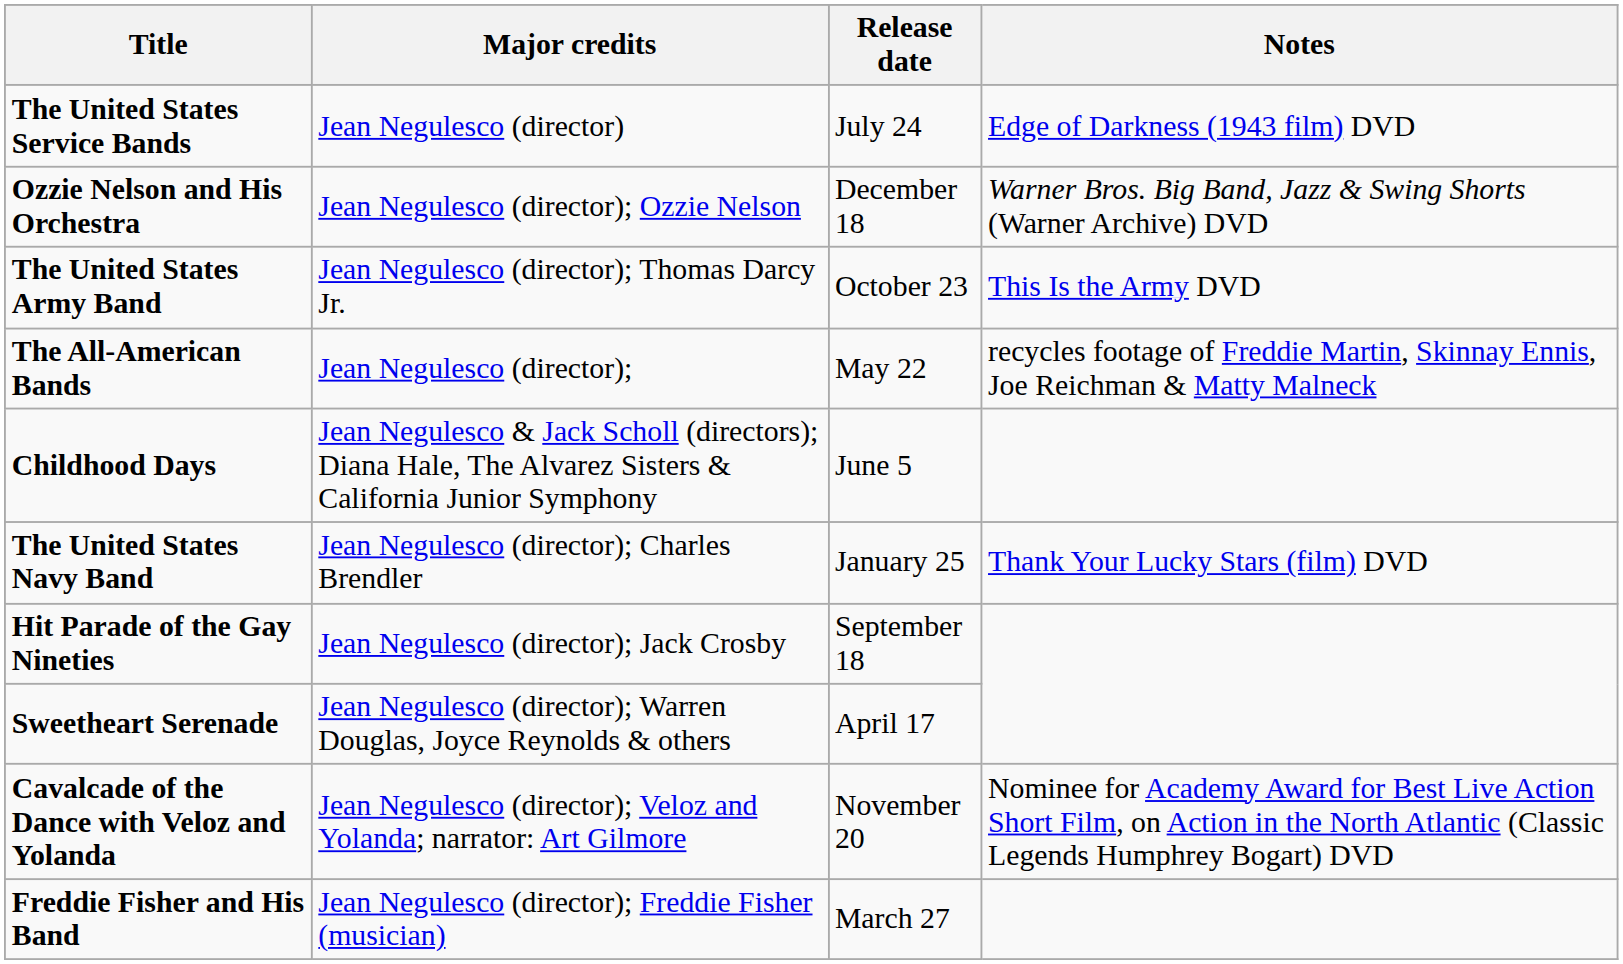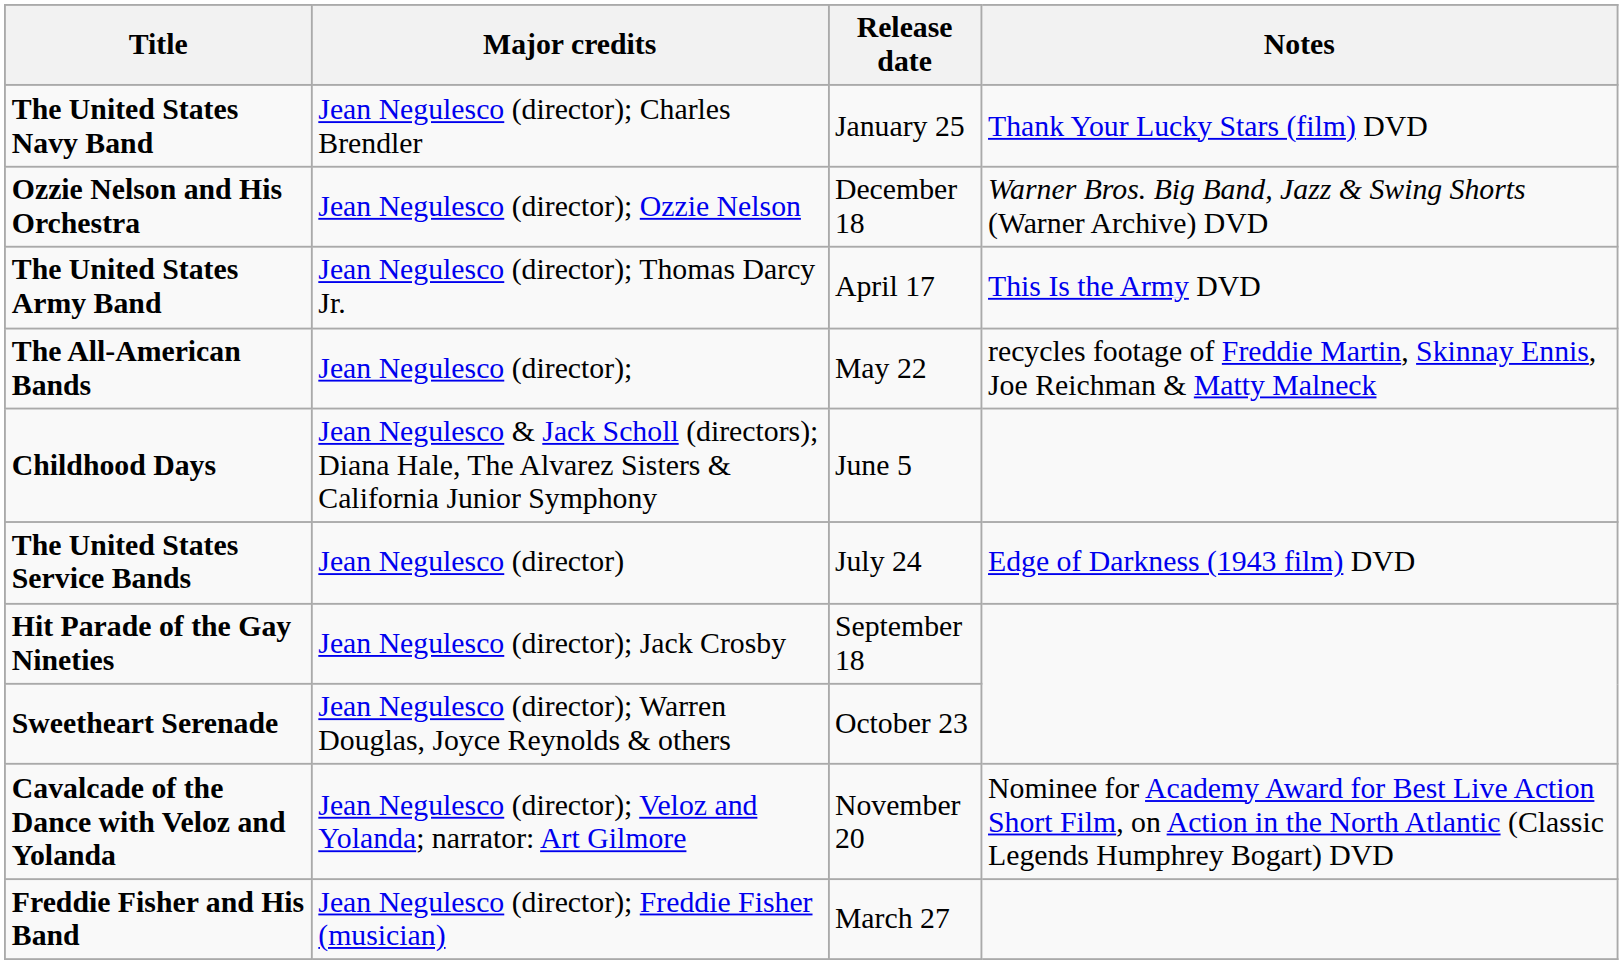rows swapped: (125, 562) <-> (125, 125)
(901, 286) October 23 -> (885, 286) April 17
(885, 723) April 17 -> (901, 723) October 23
